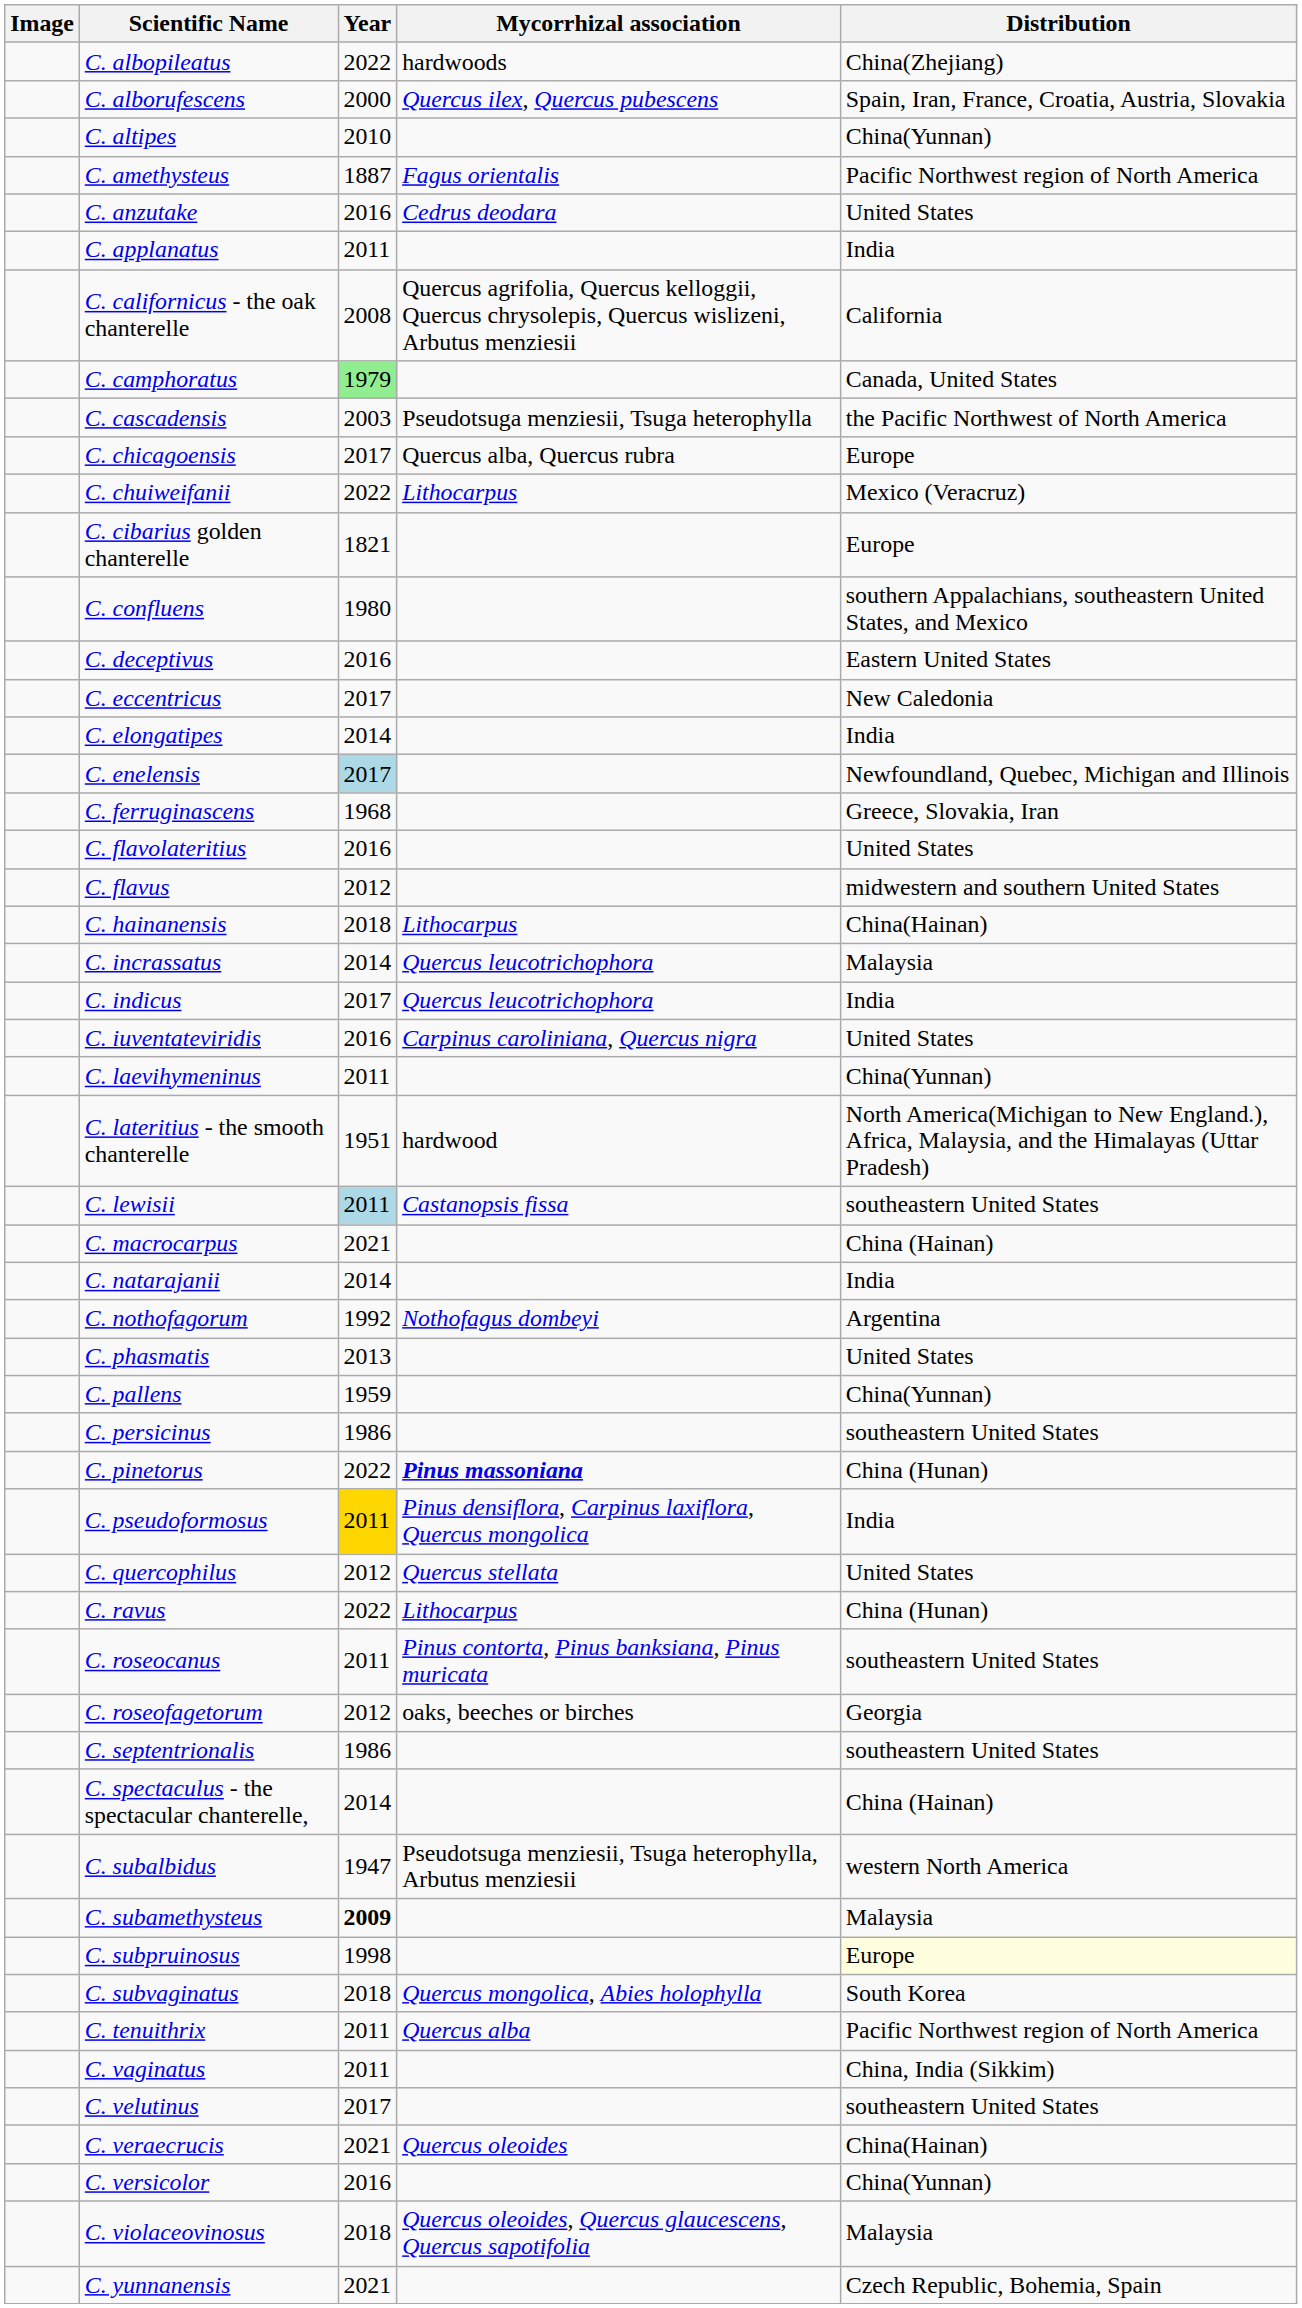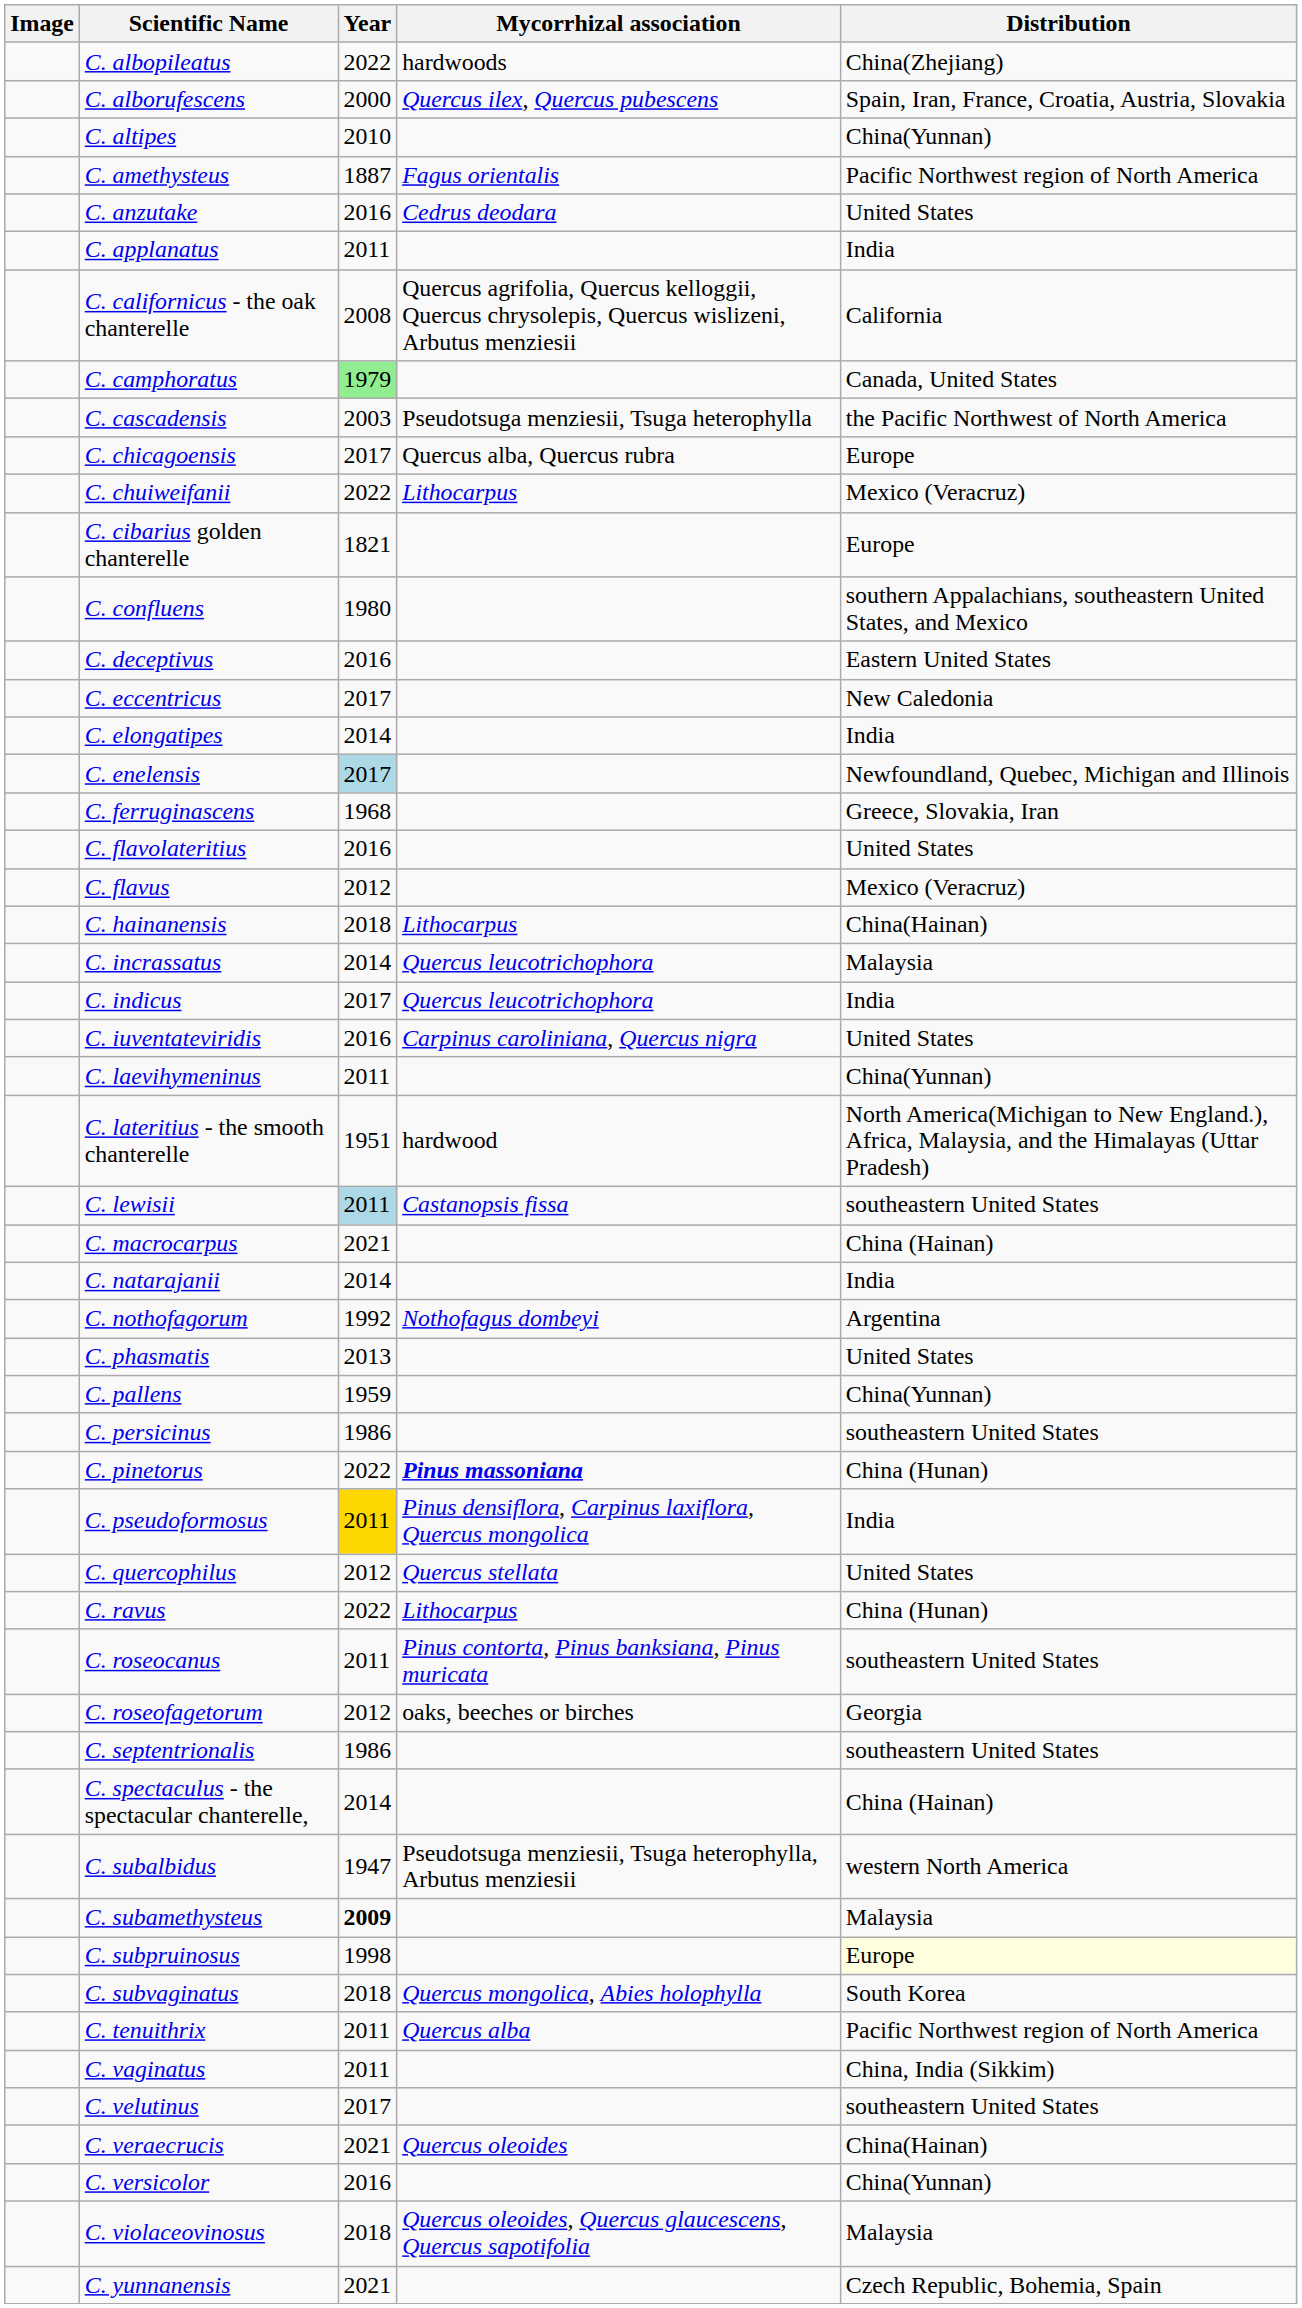(1033, 886) midwestern and southern United States -> (935, 886) Mexico (Veracruz)
